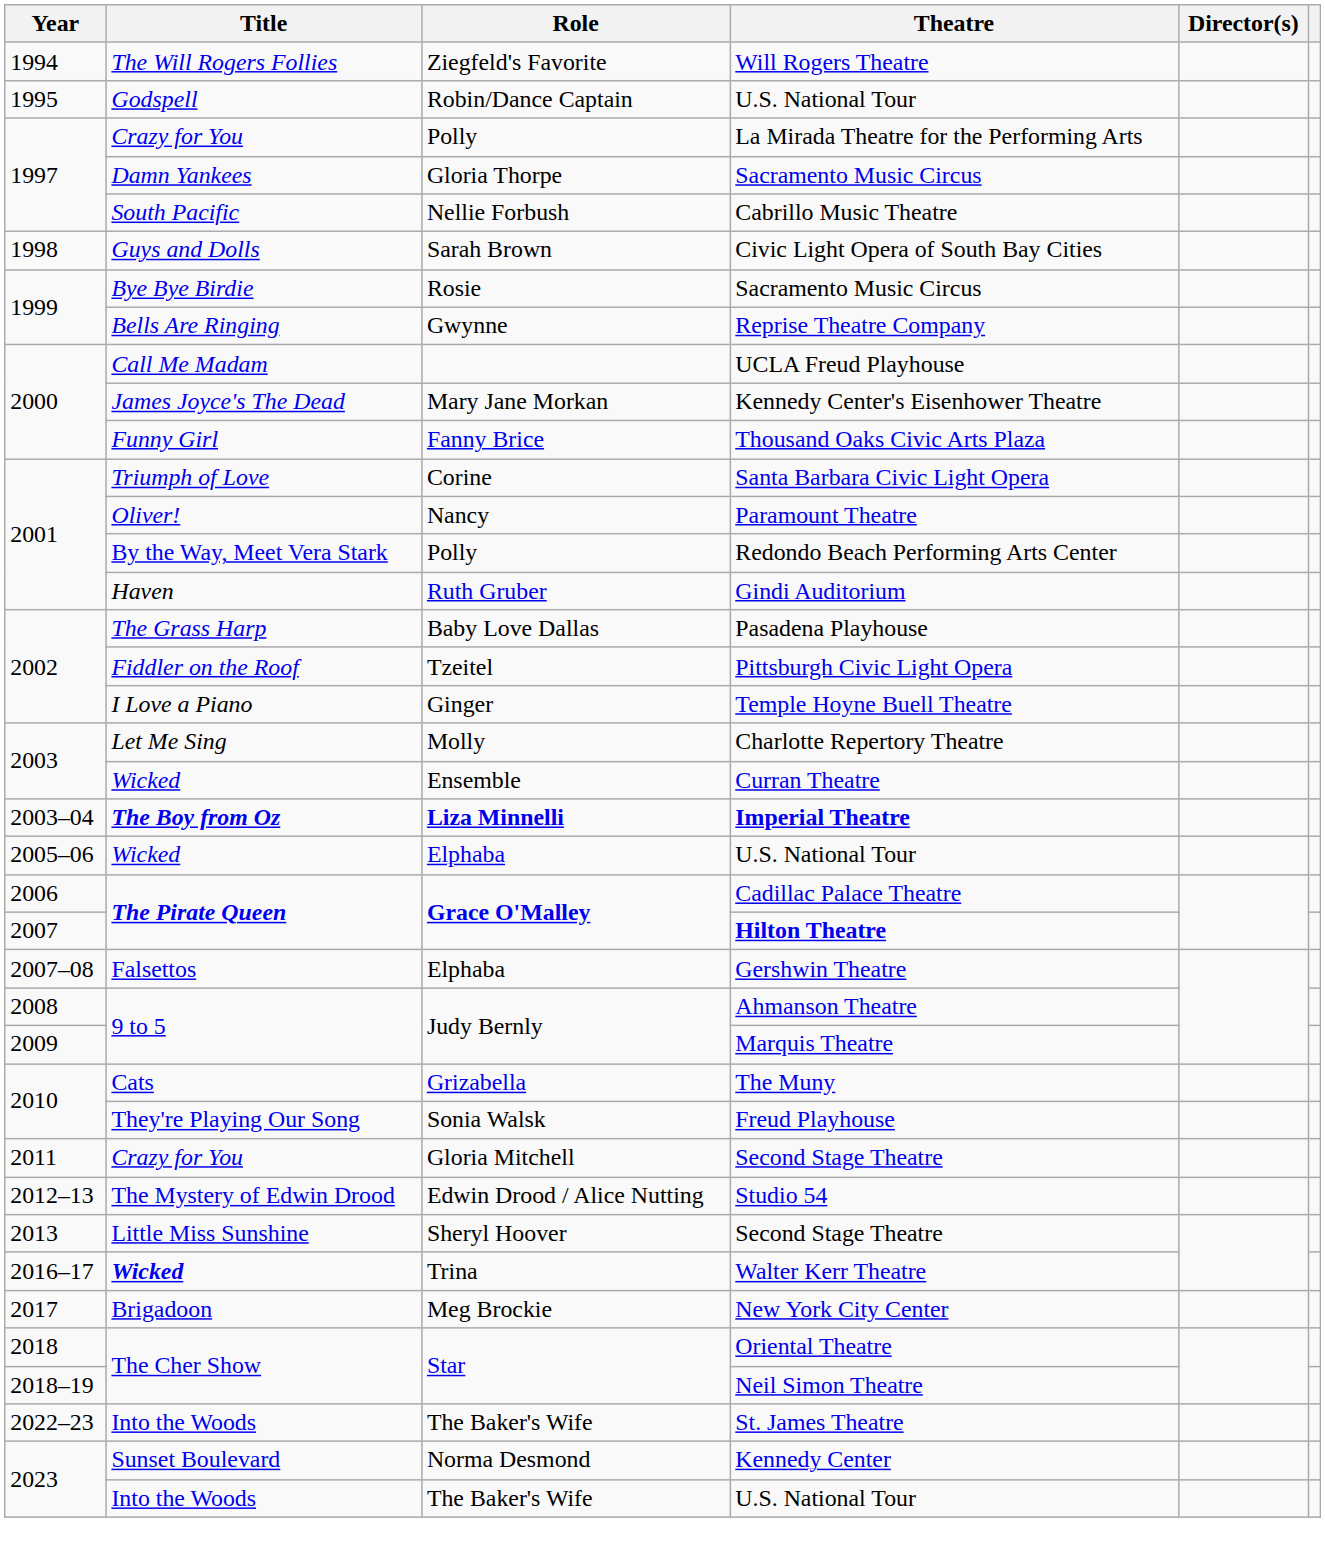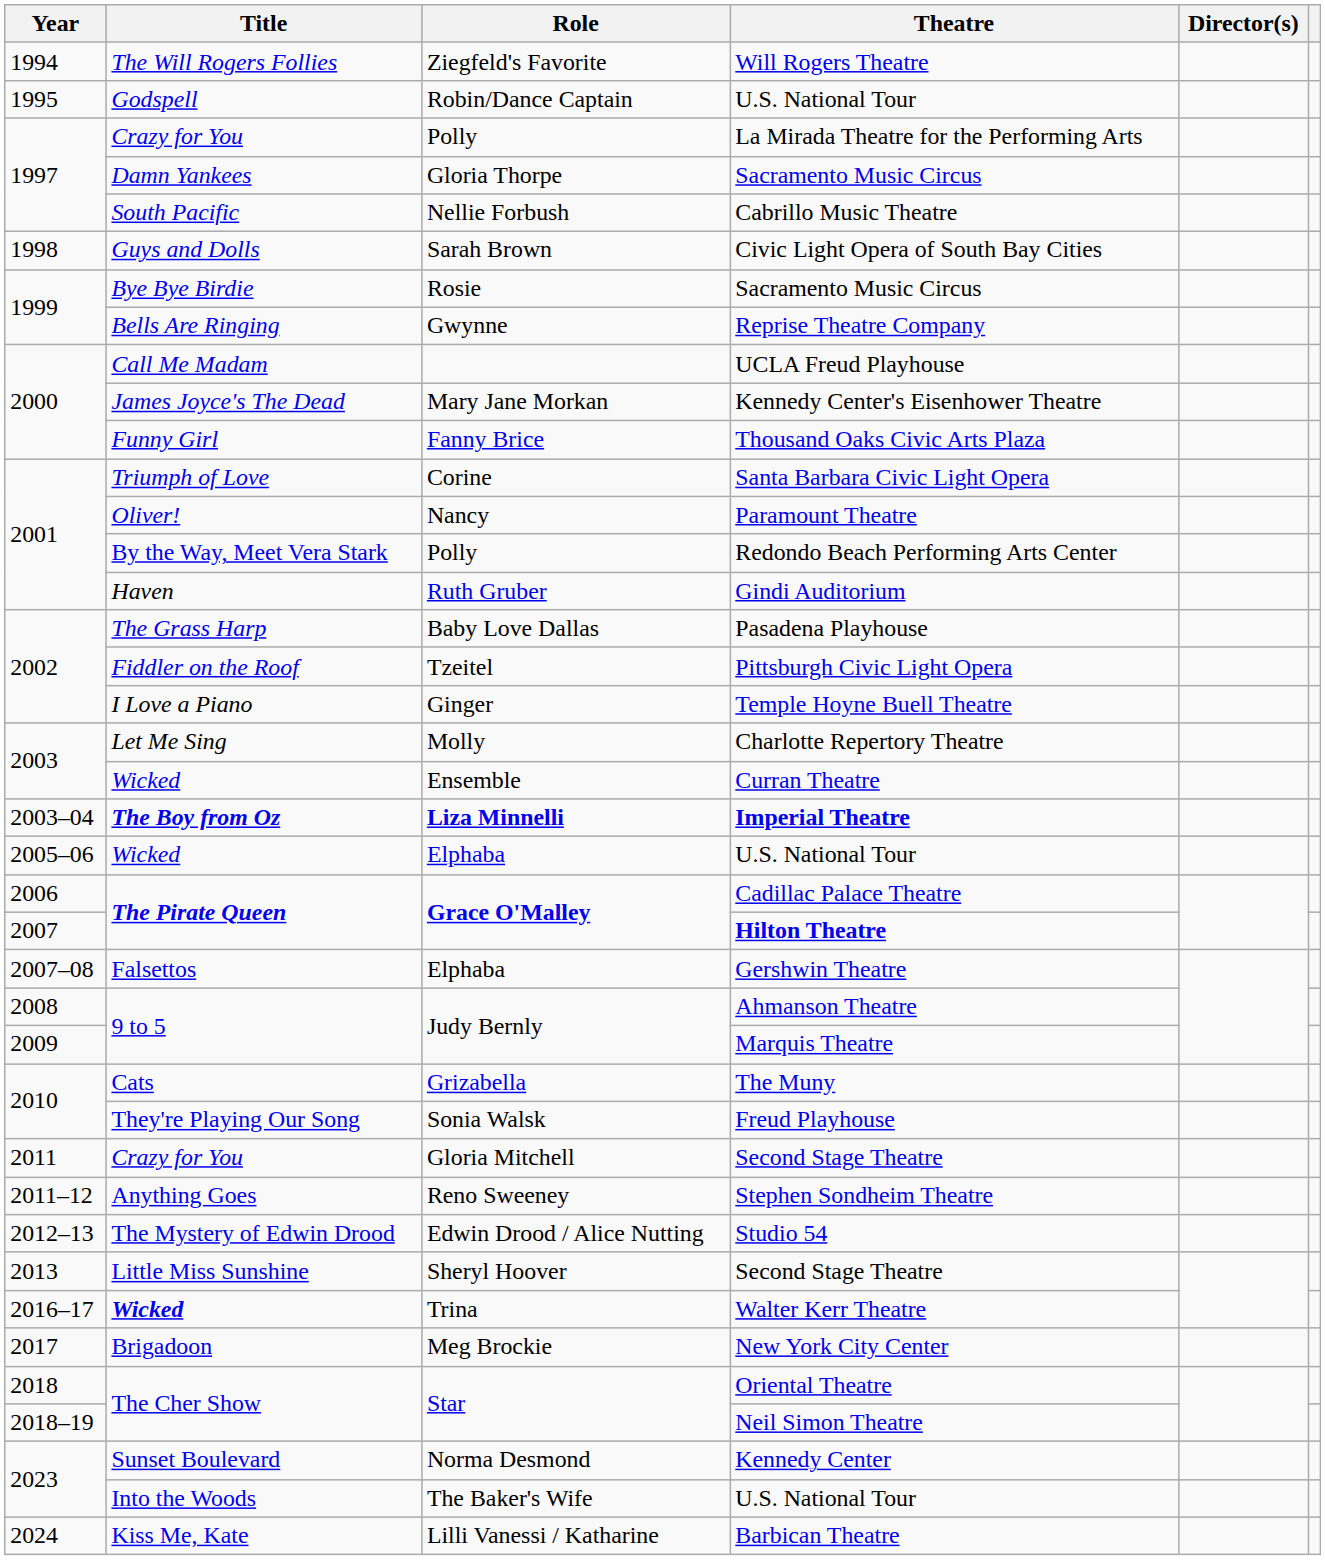+ row: (498, 1195)
- row: (510, 1422)
+ row: (543, 1535)
